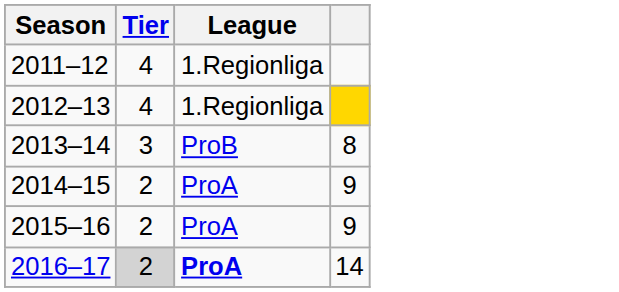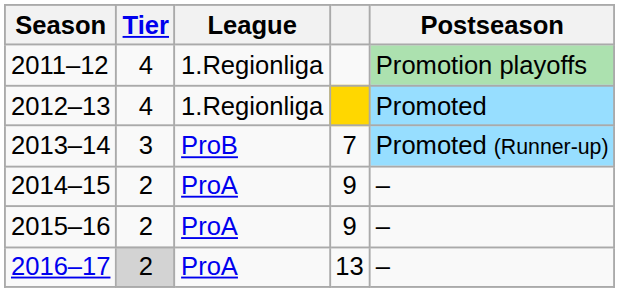+ column: (492, 25)
(350, 146) 8 -> (350, 146) 7
(212, 266) bold -> (210, 266) normal
(350, 266) 14 -> (350, 266) 13
